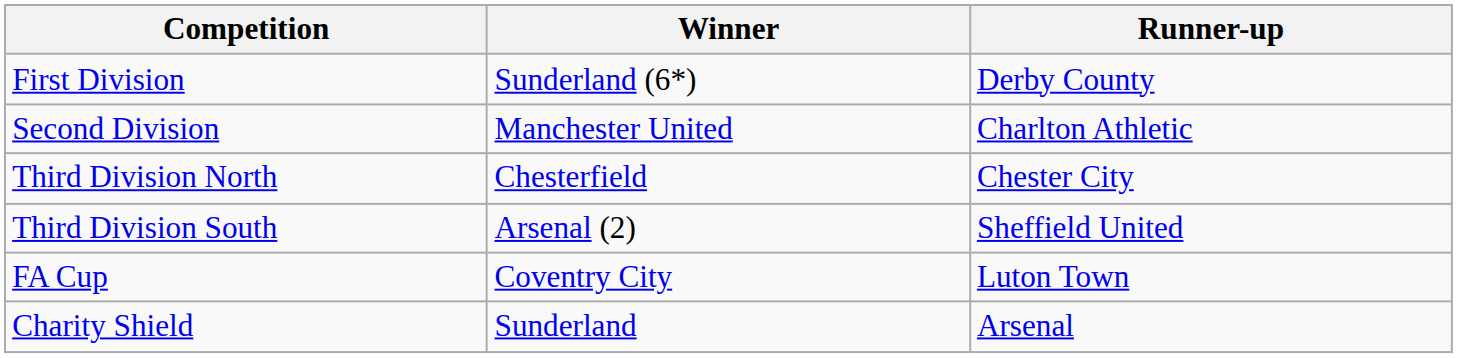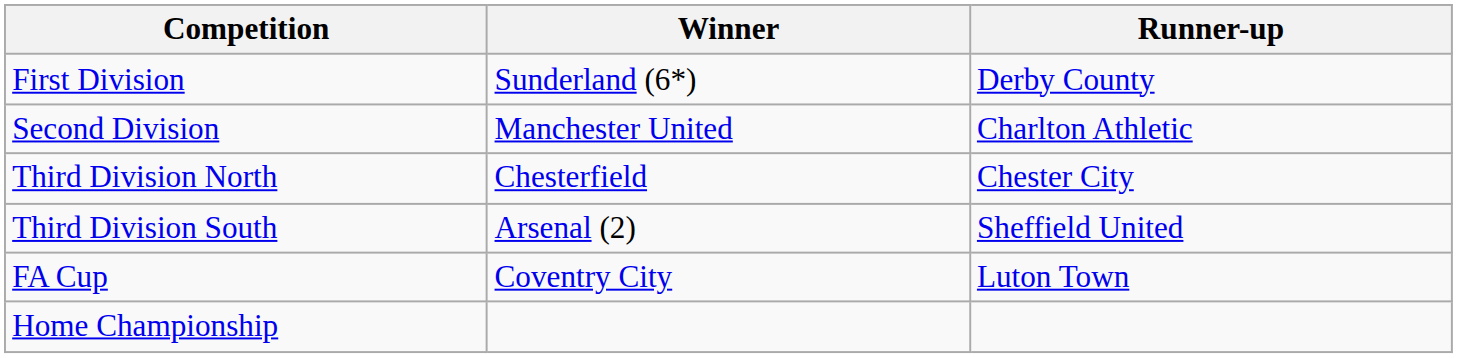- row: (103, 326)
+ row: (145, 326)
